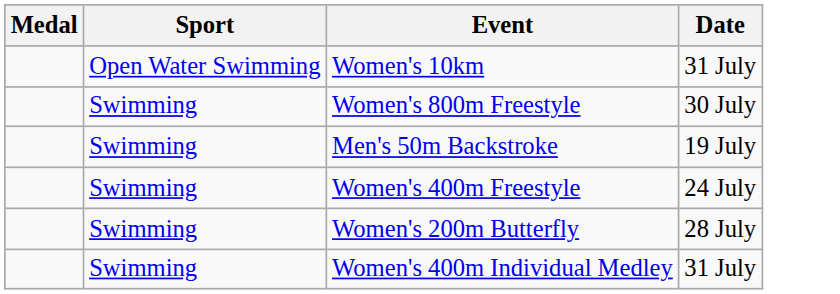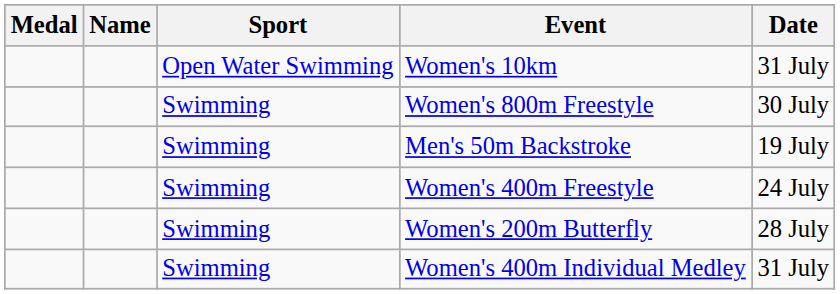+ column: (120, 25)
